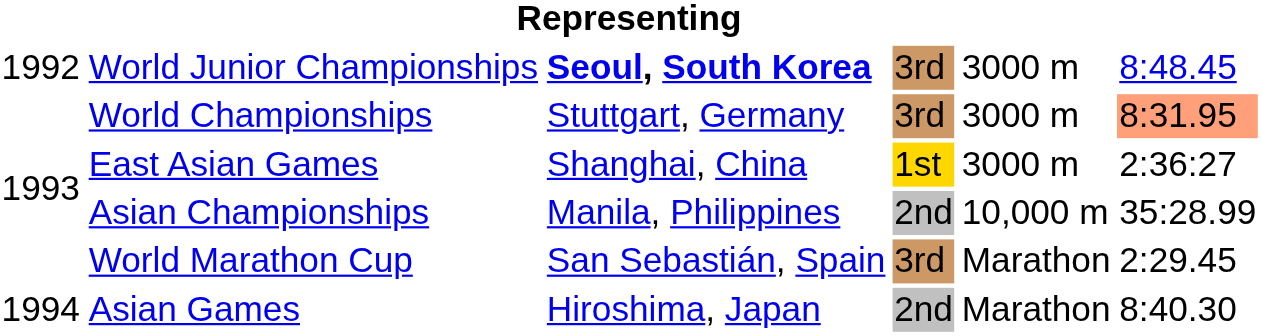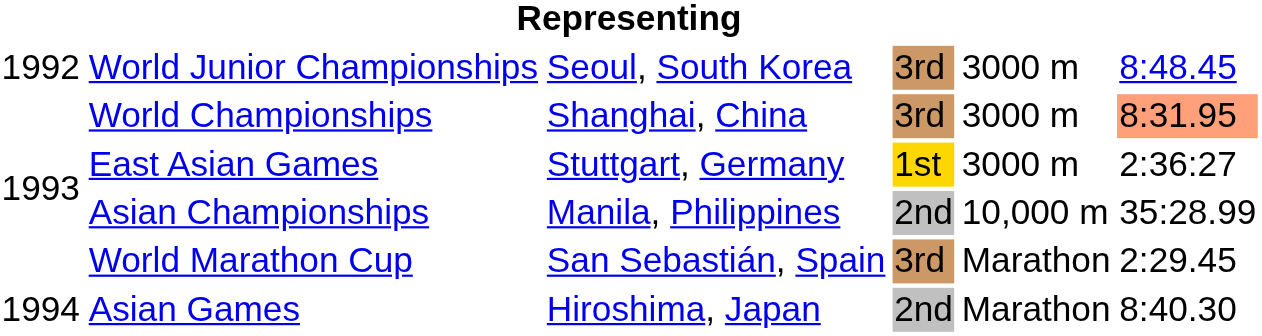(709, 67) bold -> (699, 67) normal
(696, 115) Stuttgart, Germany -> (677, 115) Shanghai, China
(677, 164) Shanghai, China -> (696, 164) Stuttgart, Germany
